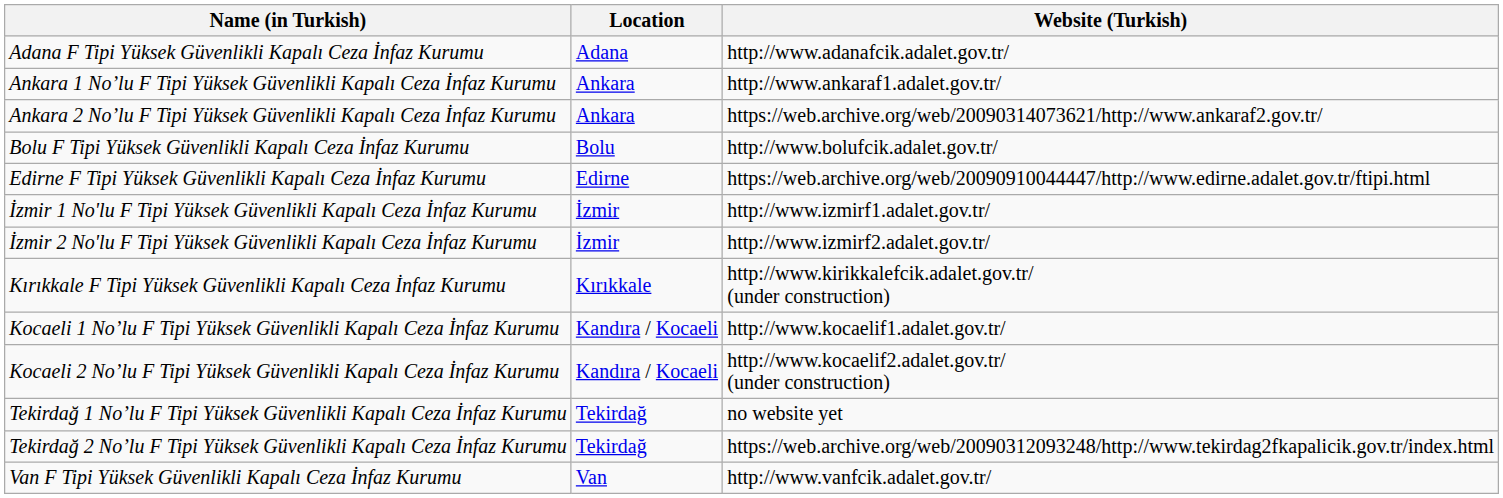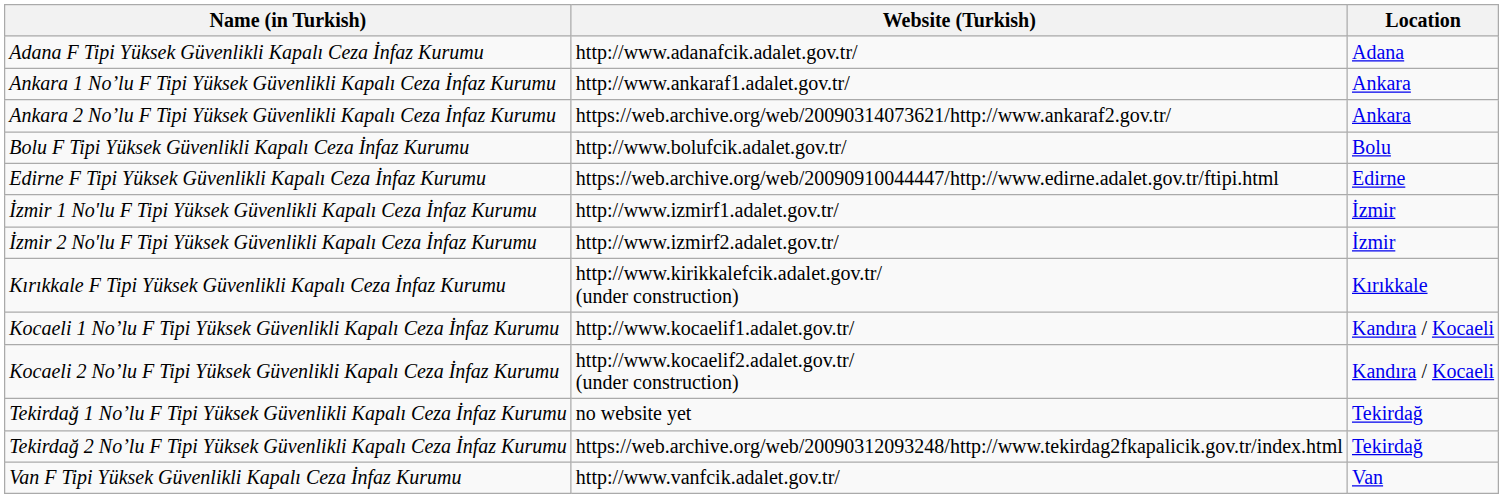columns swapped: (647, 20) <-> (1111, 20)
